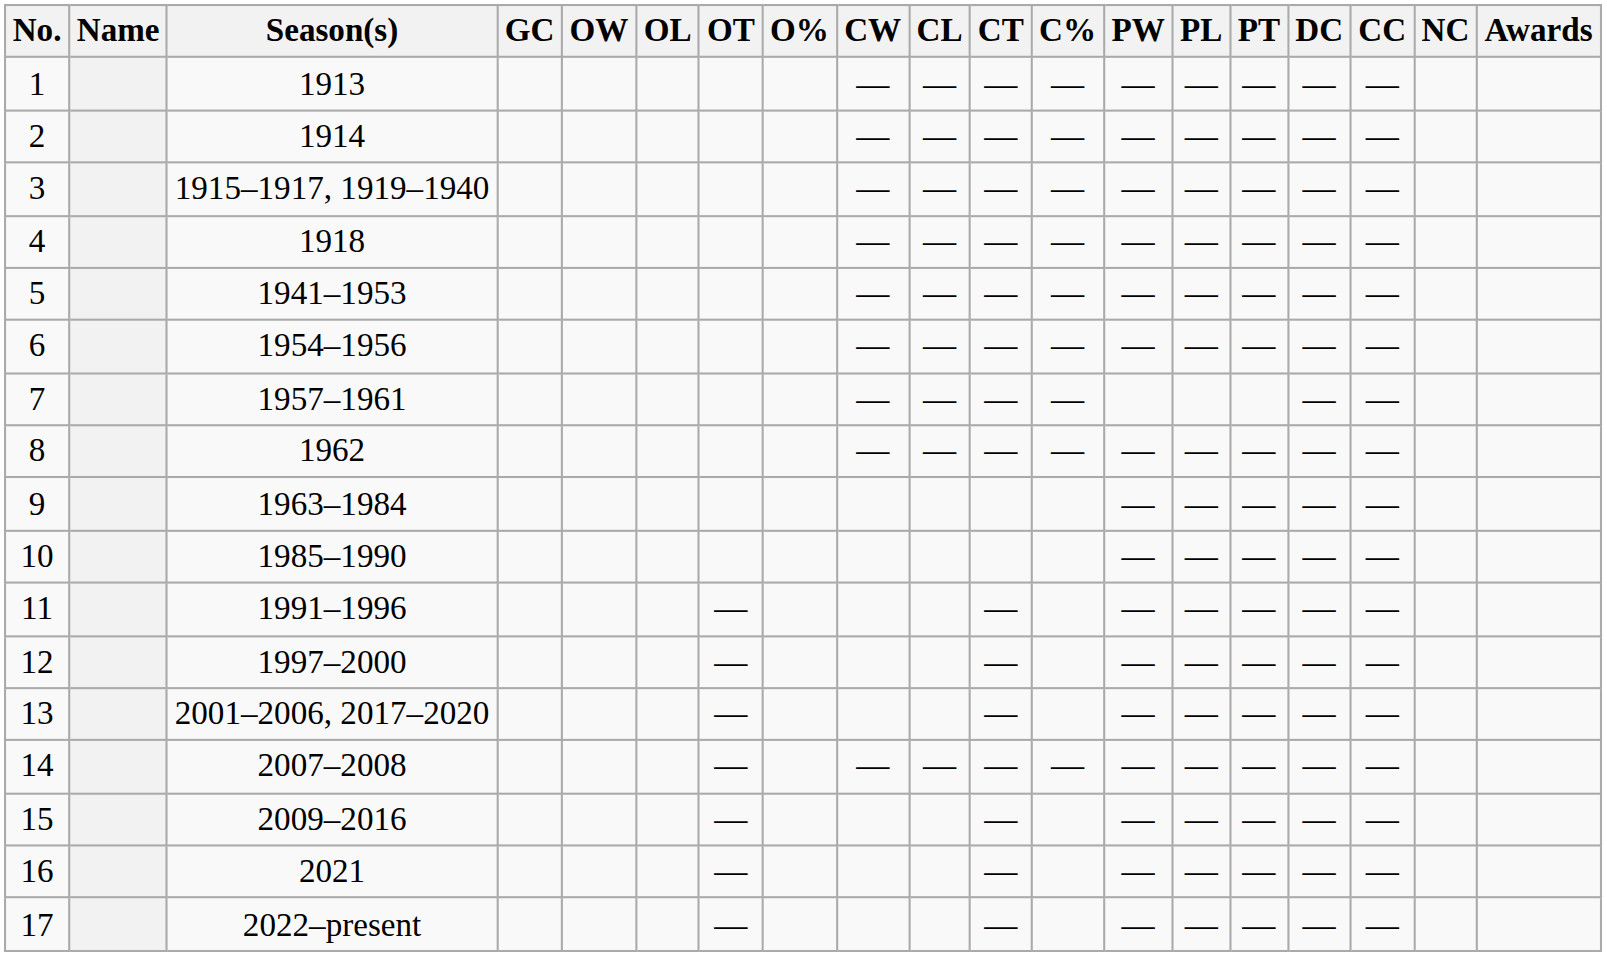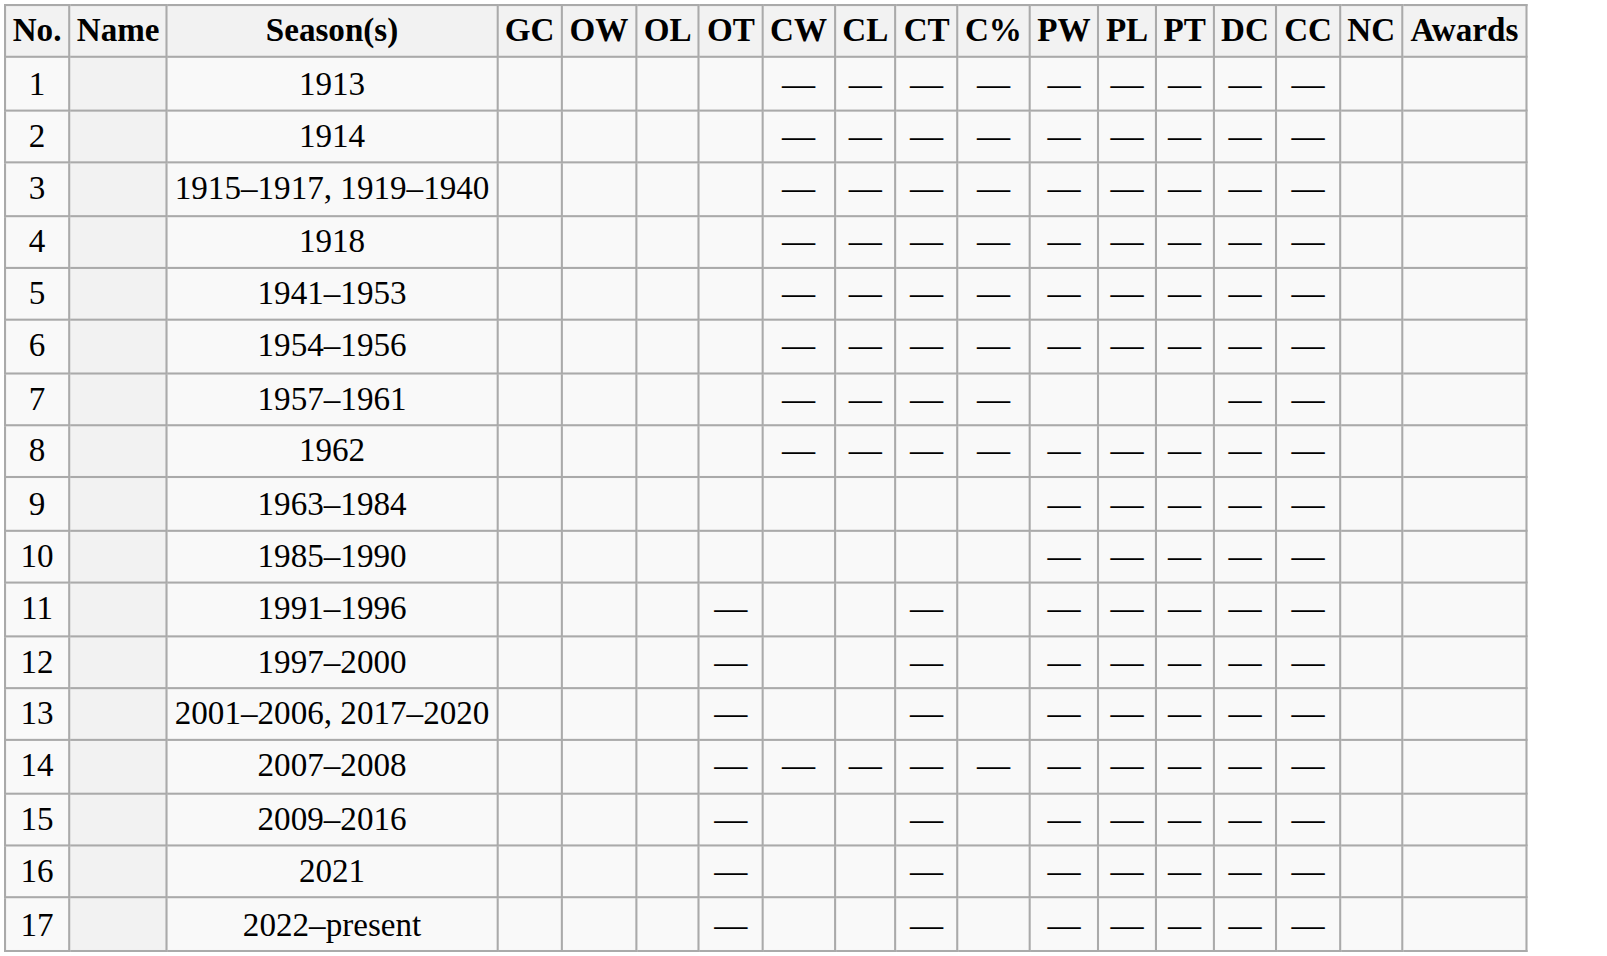- column: (799, 30)
